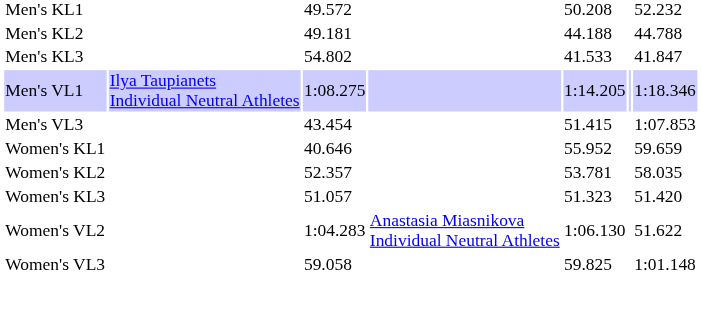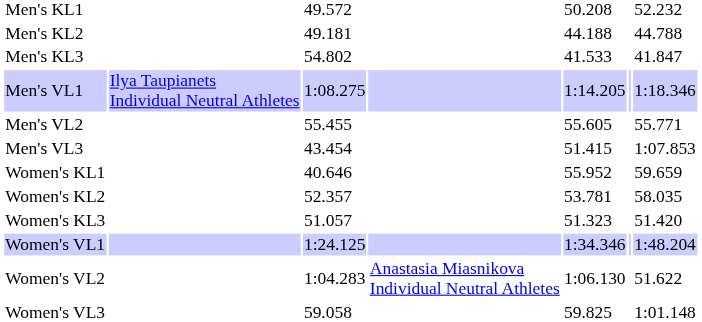+ row: (44, 124)
+ row: (55, 244)
